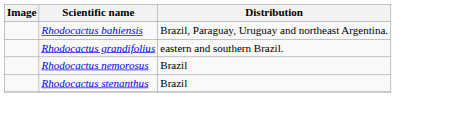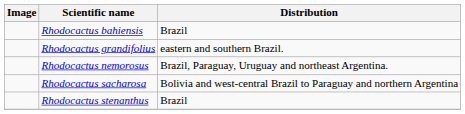(274, 30) Brazil, Paraguay, Uruguay and northeast Argentina. -> (174, 30) Brazil
(174, 65) Brazil -> (274, 65) Brazil, Paraguay, Uruguay and northeast Argentina.
+ row: (94, 83)
